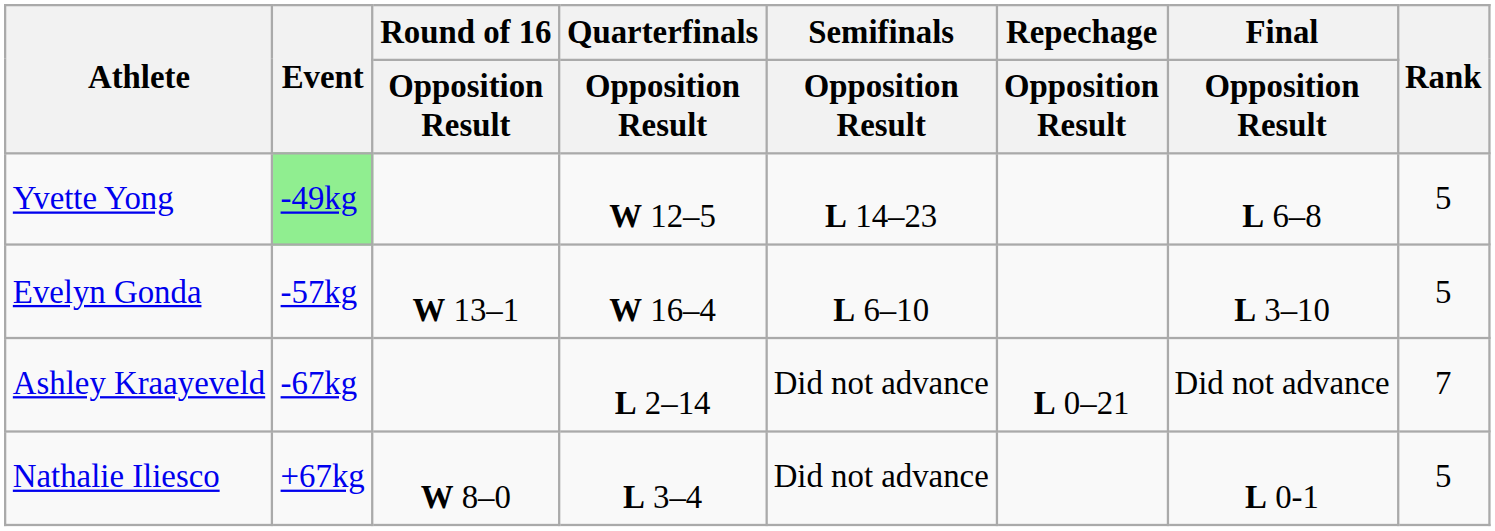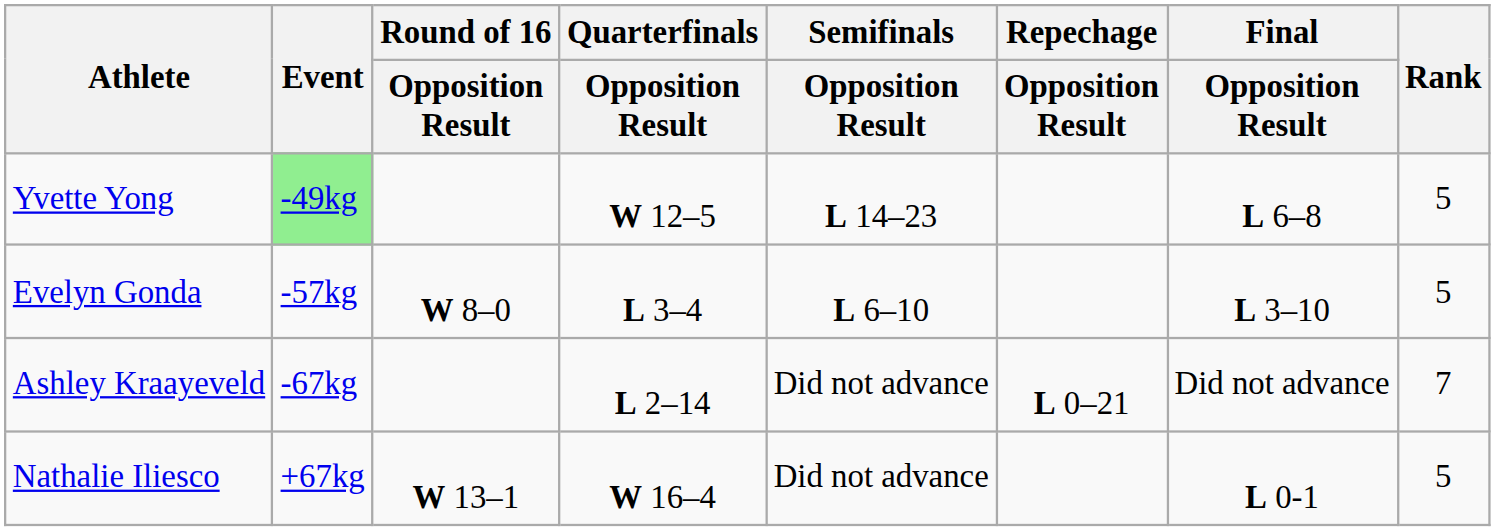(466, 310) W 13–1 -> (466, 310) W 8–0
(663, 310) W 16–4 -> (663, 310) L 3–4
(466, 496) W 8–0 -> (466, 496) W 13–1
(663, 496) L 3–4 -> (663, 496) W 16–4
